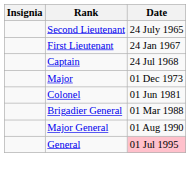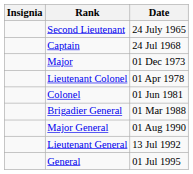- row: (80, 45)
+ row: (87, 78)
+ row: (87, 144)
(154, 144) pink background -> (156, 161) no background
